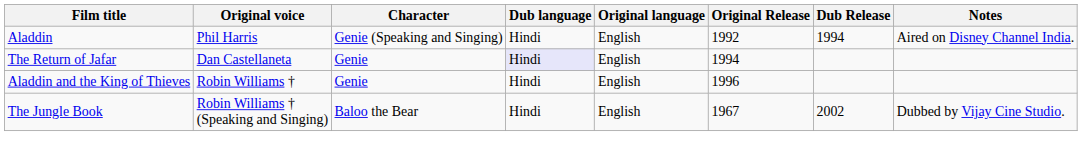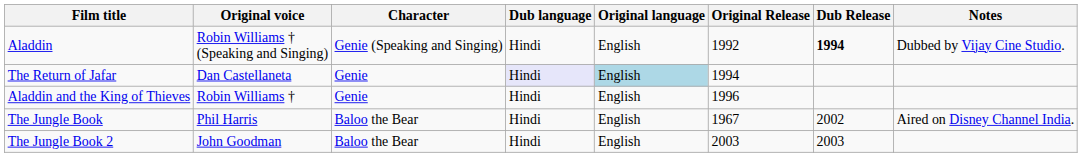(227, 37) Phil Harris -> (262, 45) Robin Williams † (Speaking and Singing)
(830, 37) normal -> (830, 45) bold
(985, 37) Aired on Disney Channel India. -> (981, 45) Dubbed by Vijay Cine Studio.
(619, 59) no background -> (619, 75) lightblue background
(262, 111) Robin Williams † (Speaking and Singing) -> (227, 119) Phil Harris
(981, 111) Dubbed by Vijay Cine Studio. -> (985, 119) Aired on Disney Channel India.
+ row: (60, 141)
